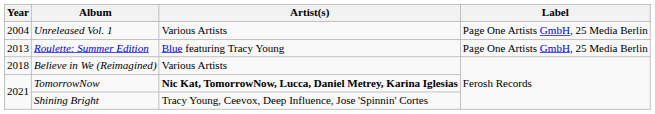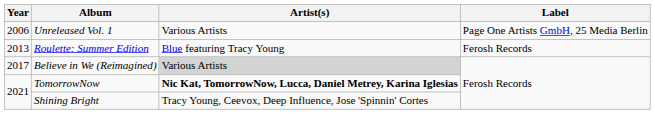(18, 30) 2004 -> (18, 30) 2006
(555, 48) Page One Artists GmbH, 25 Media Berlin -> (497, 48) Ferosh Records
(18, 65) 2018 -> (18, 65) 2017
(194, 65) no background -> (194, 65) lightgrey background
